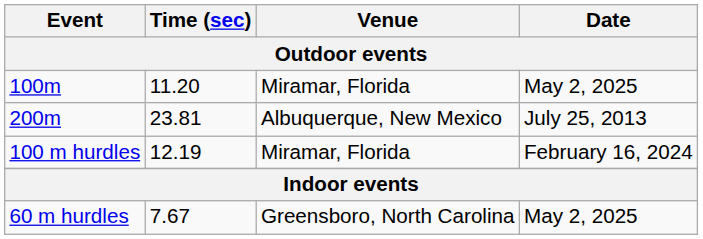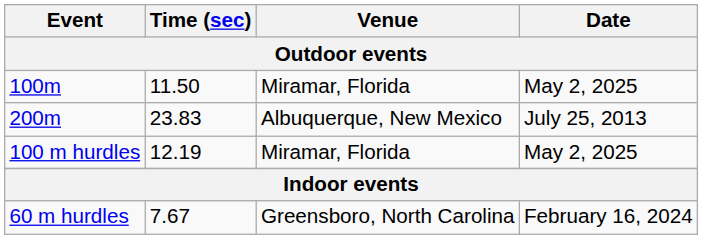(175, 86) 11.20 -> (175, 86) 11.50
(176, 119) 23.81 -> (176, 119) 23.83
(608, 151) February 16, 2024 -> (581, 151) May 2, 2025
(581, 217) May 2, 2025 -> (608, 217) February 16, 2024
